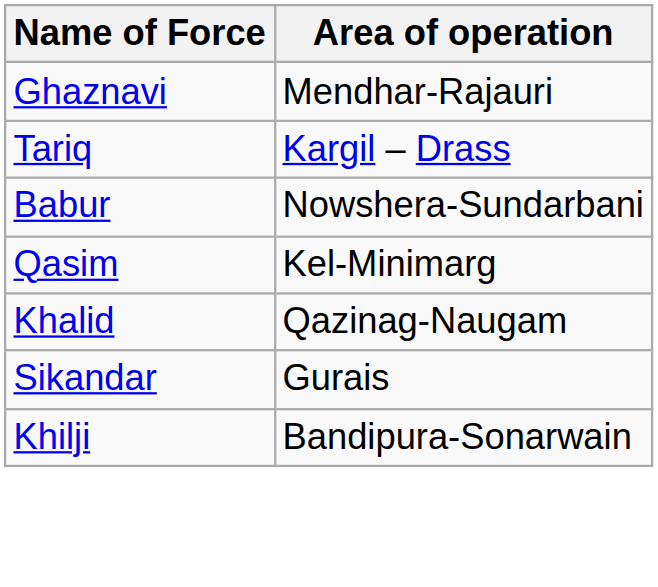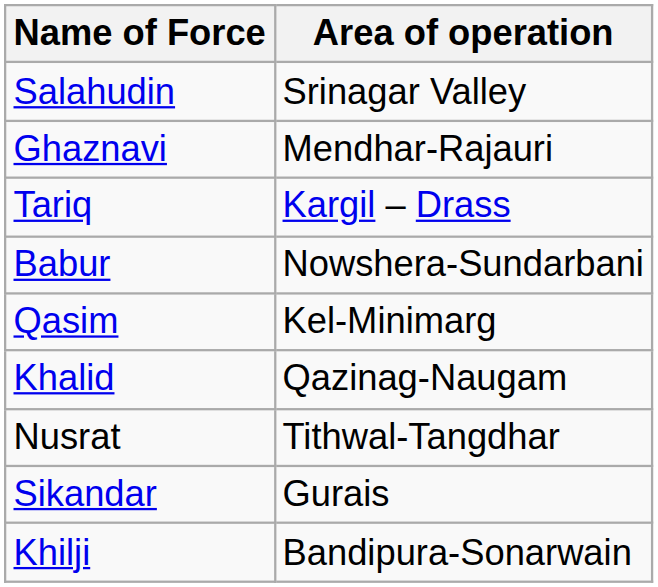+ row: (94, 90)
+ row: (67, 436)
